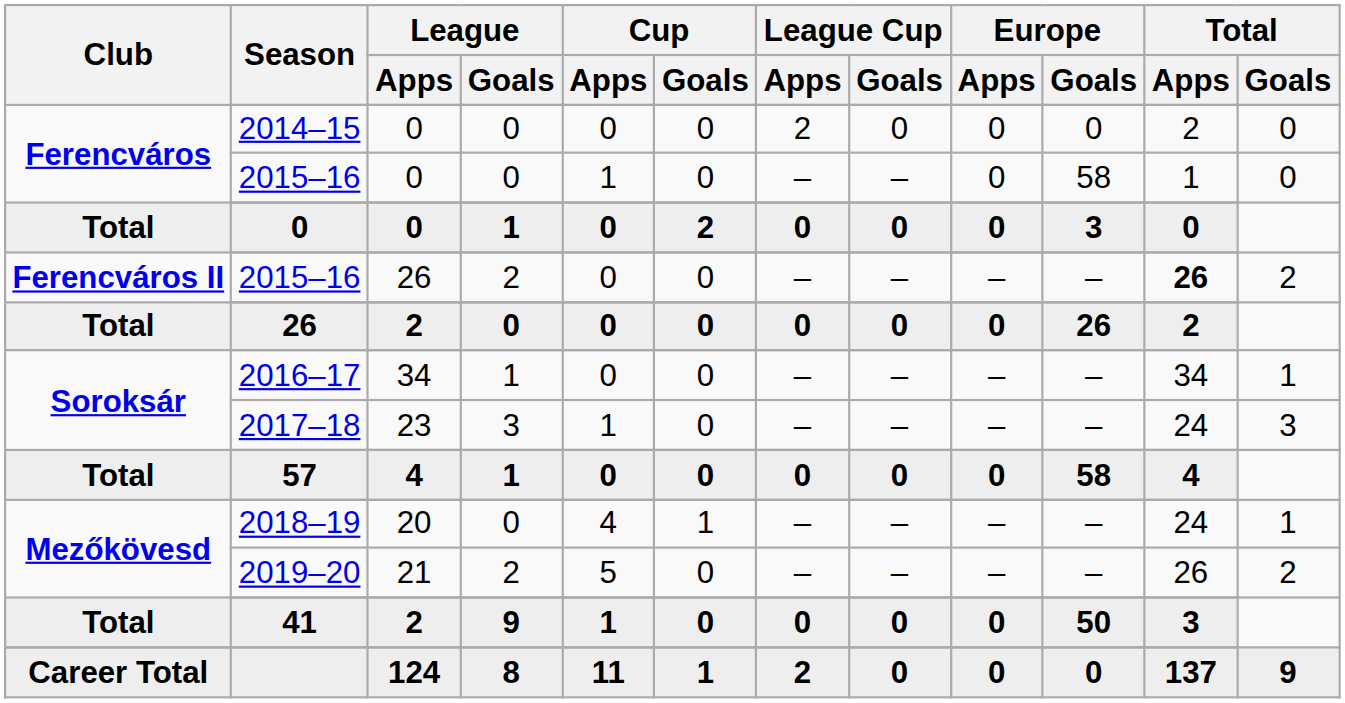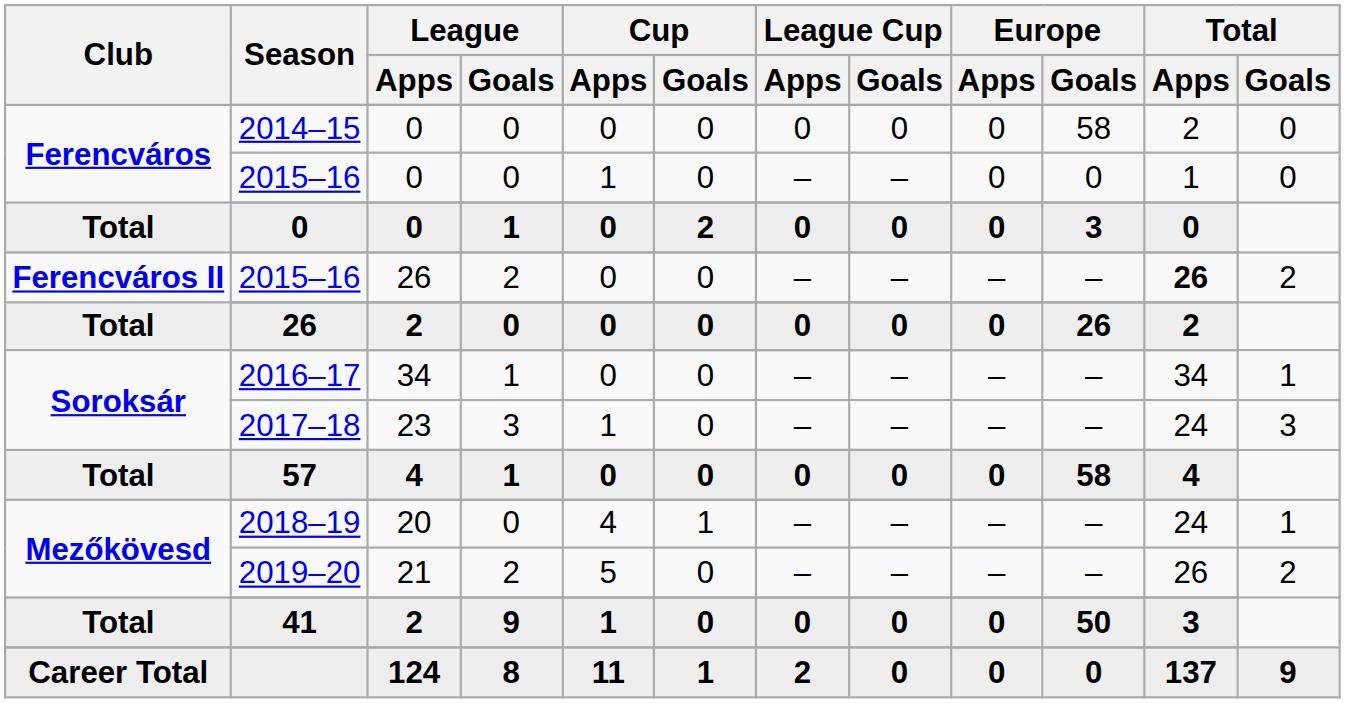(802, 129) 2 -> (802, 129) 0
(1094, 129) 0 -> (1094, 129) 58
(1094, 178) 58 -> (1094, 178) 0
